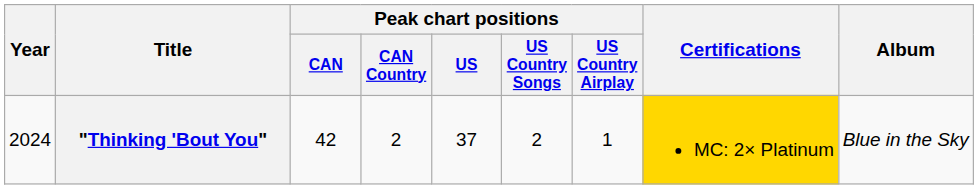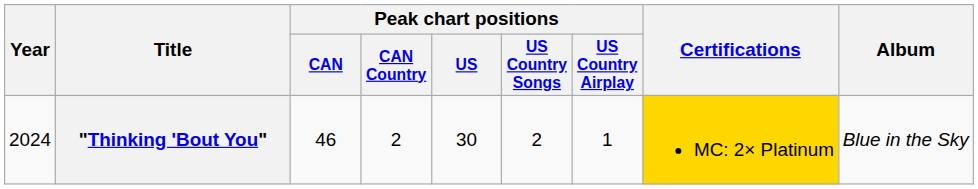(326, 139) 42 -> (326, 139) 46
(466, 139) 37 -> (466, 139) 30
